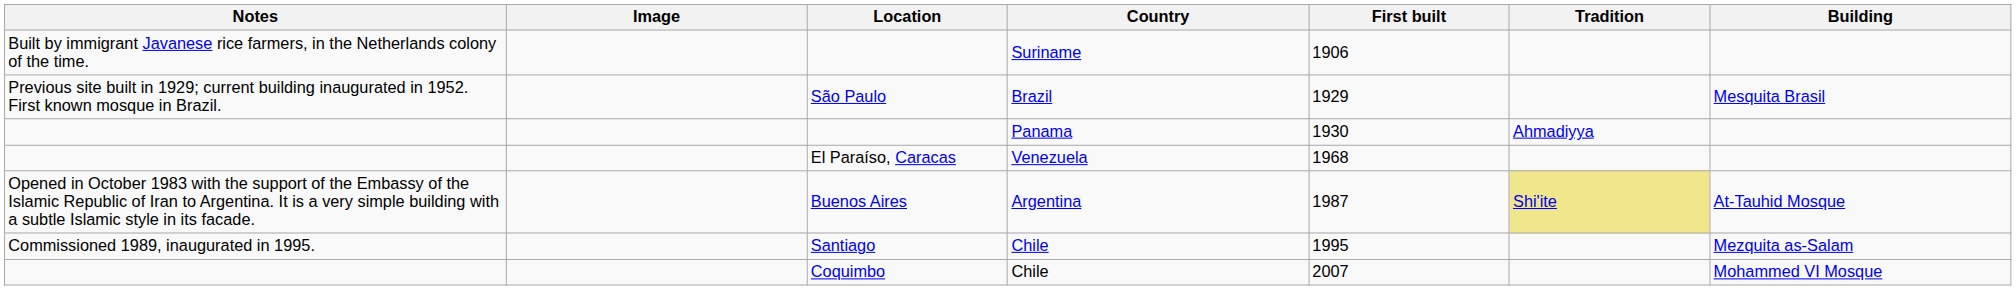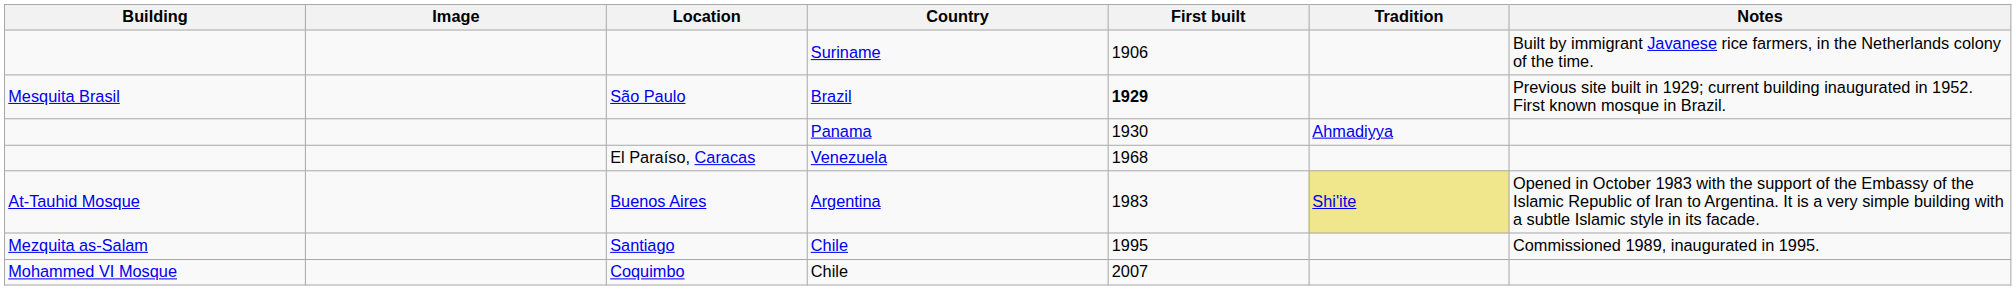columns swapped: (1860, 17) <-> (255, 17)
(1331, 96) normal -> (1130, 96) bold
(1331, 201) 1987 -> (1130, 201) 1983
